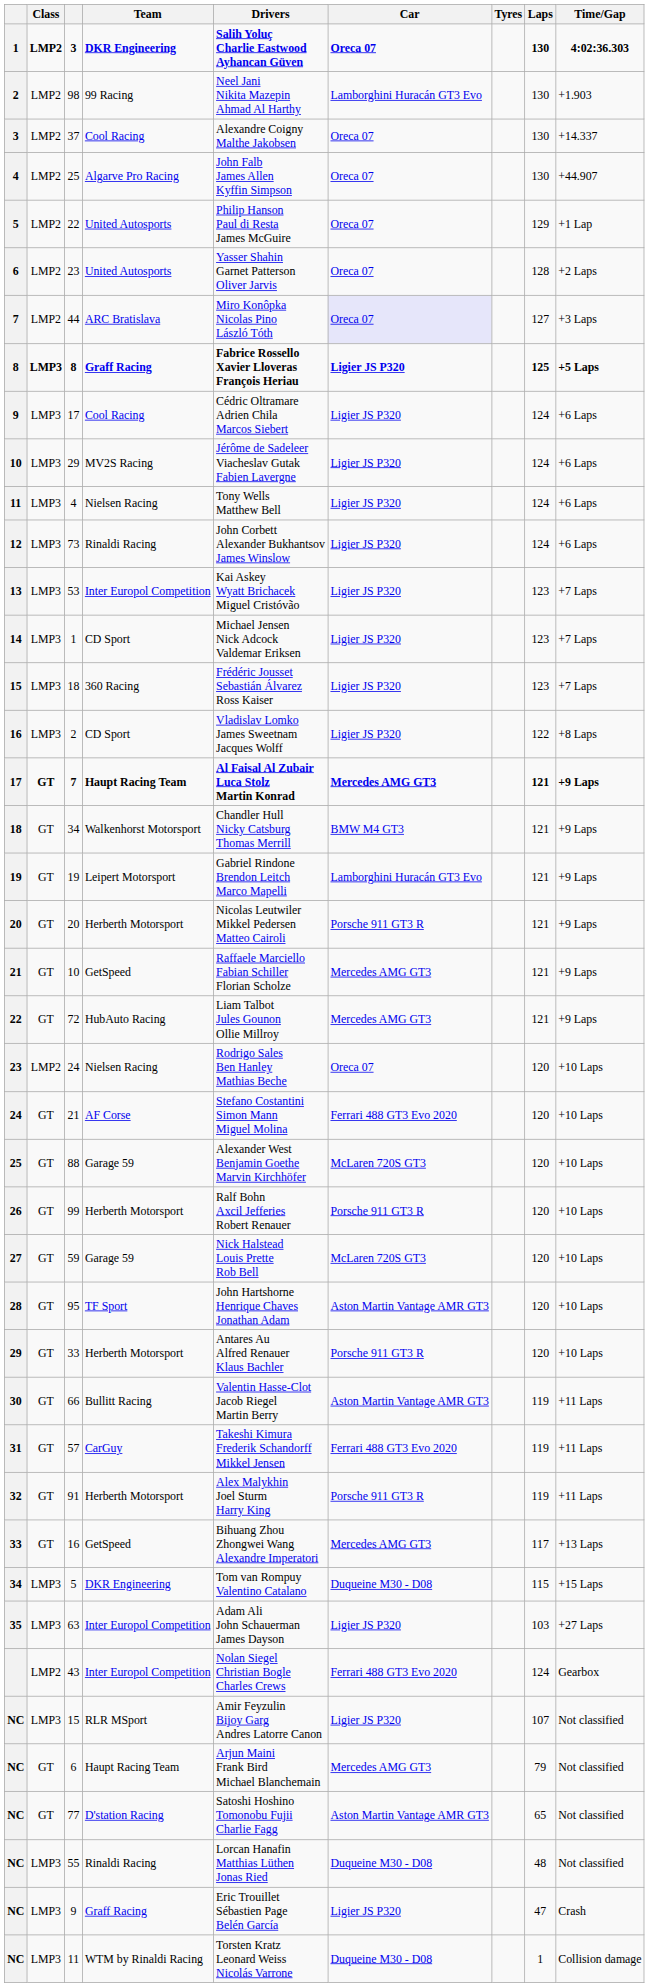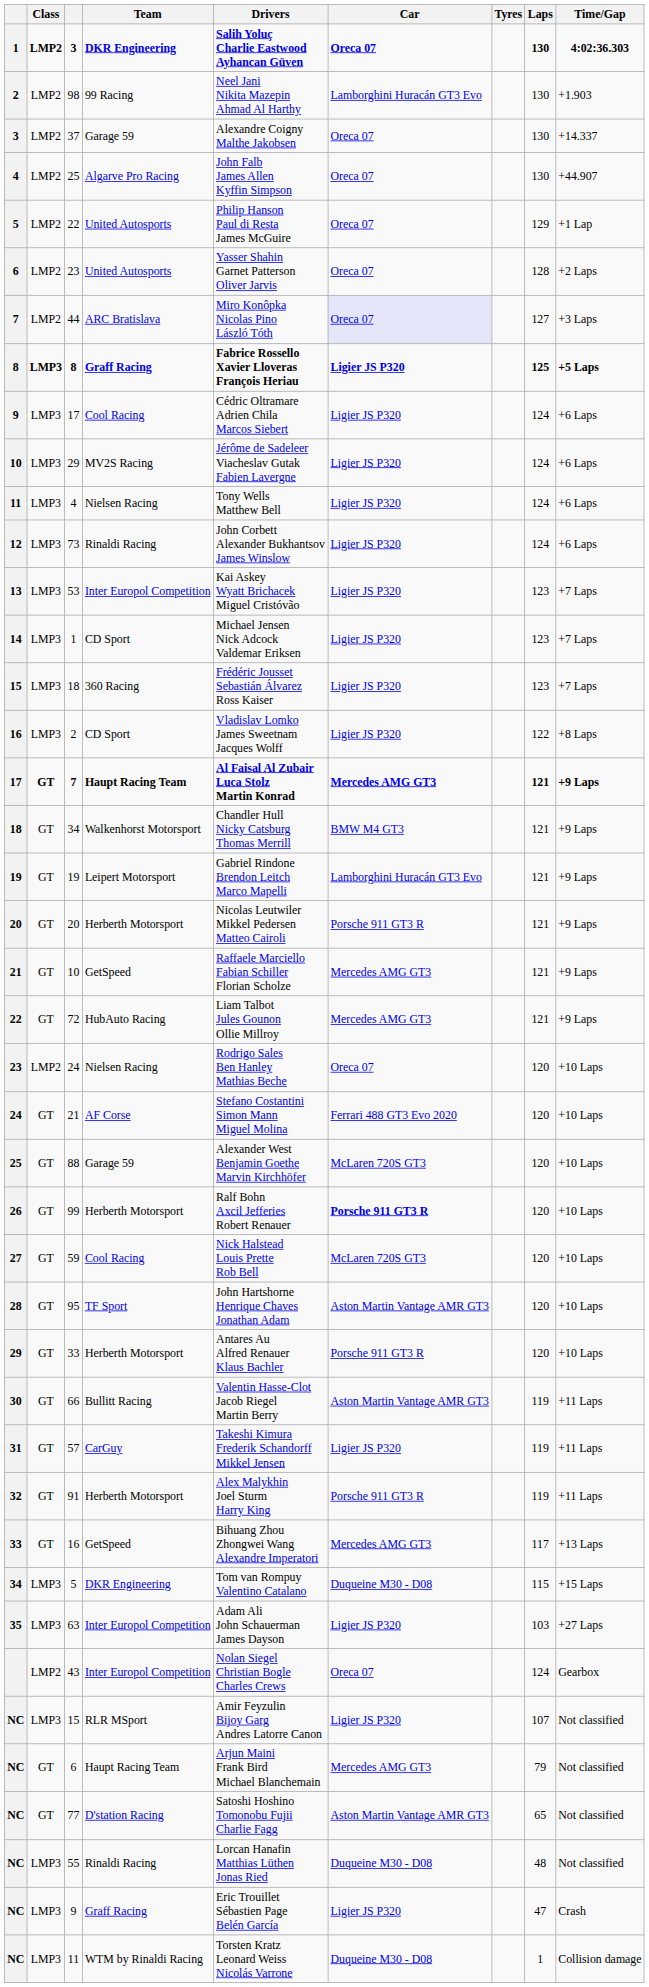(115, 136) Cool Racing -> (109, 136) Garage 59
(377, 1210) normal -> (379, 1210) bold
(109, 1258) Garage 59 -> (115, 1258) Cool Racing
(394, 1448) Ferrari 488 GT3 Evo 2020 -> (366, 1448) Ligier JS P320
(394, 1672) Ferrari 488 GT3 Evo 2020 -> (352, 1672) Oreca 07
